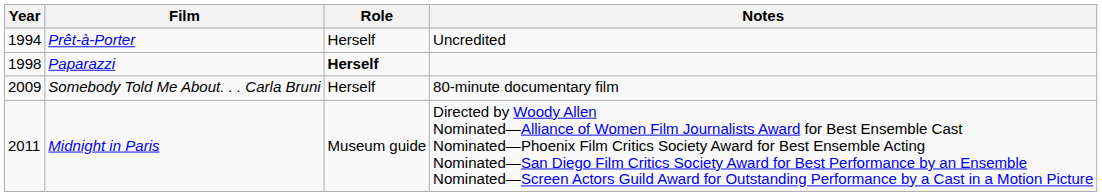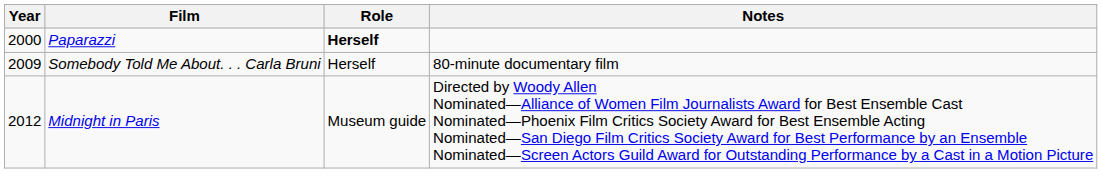- row: (92, 40)
(25, 64) 1998 -> (25, 40) 2000
(24, 145) 2011 -> (25, 121) 2012
